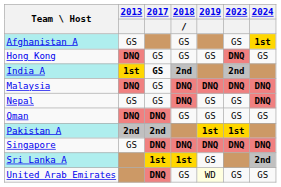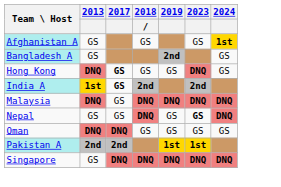+ row: (39, 56)
(158, 56) normal -> (119, 71) bold
(236, 101) normal -> (198, 116) bold
- row: (37, 160)
- row: (61, 175)
